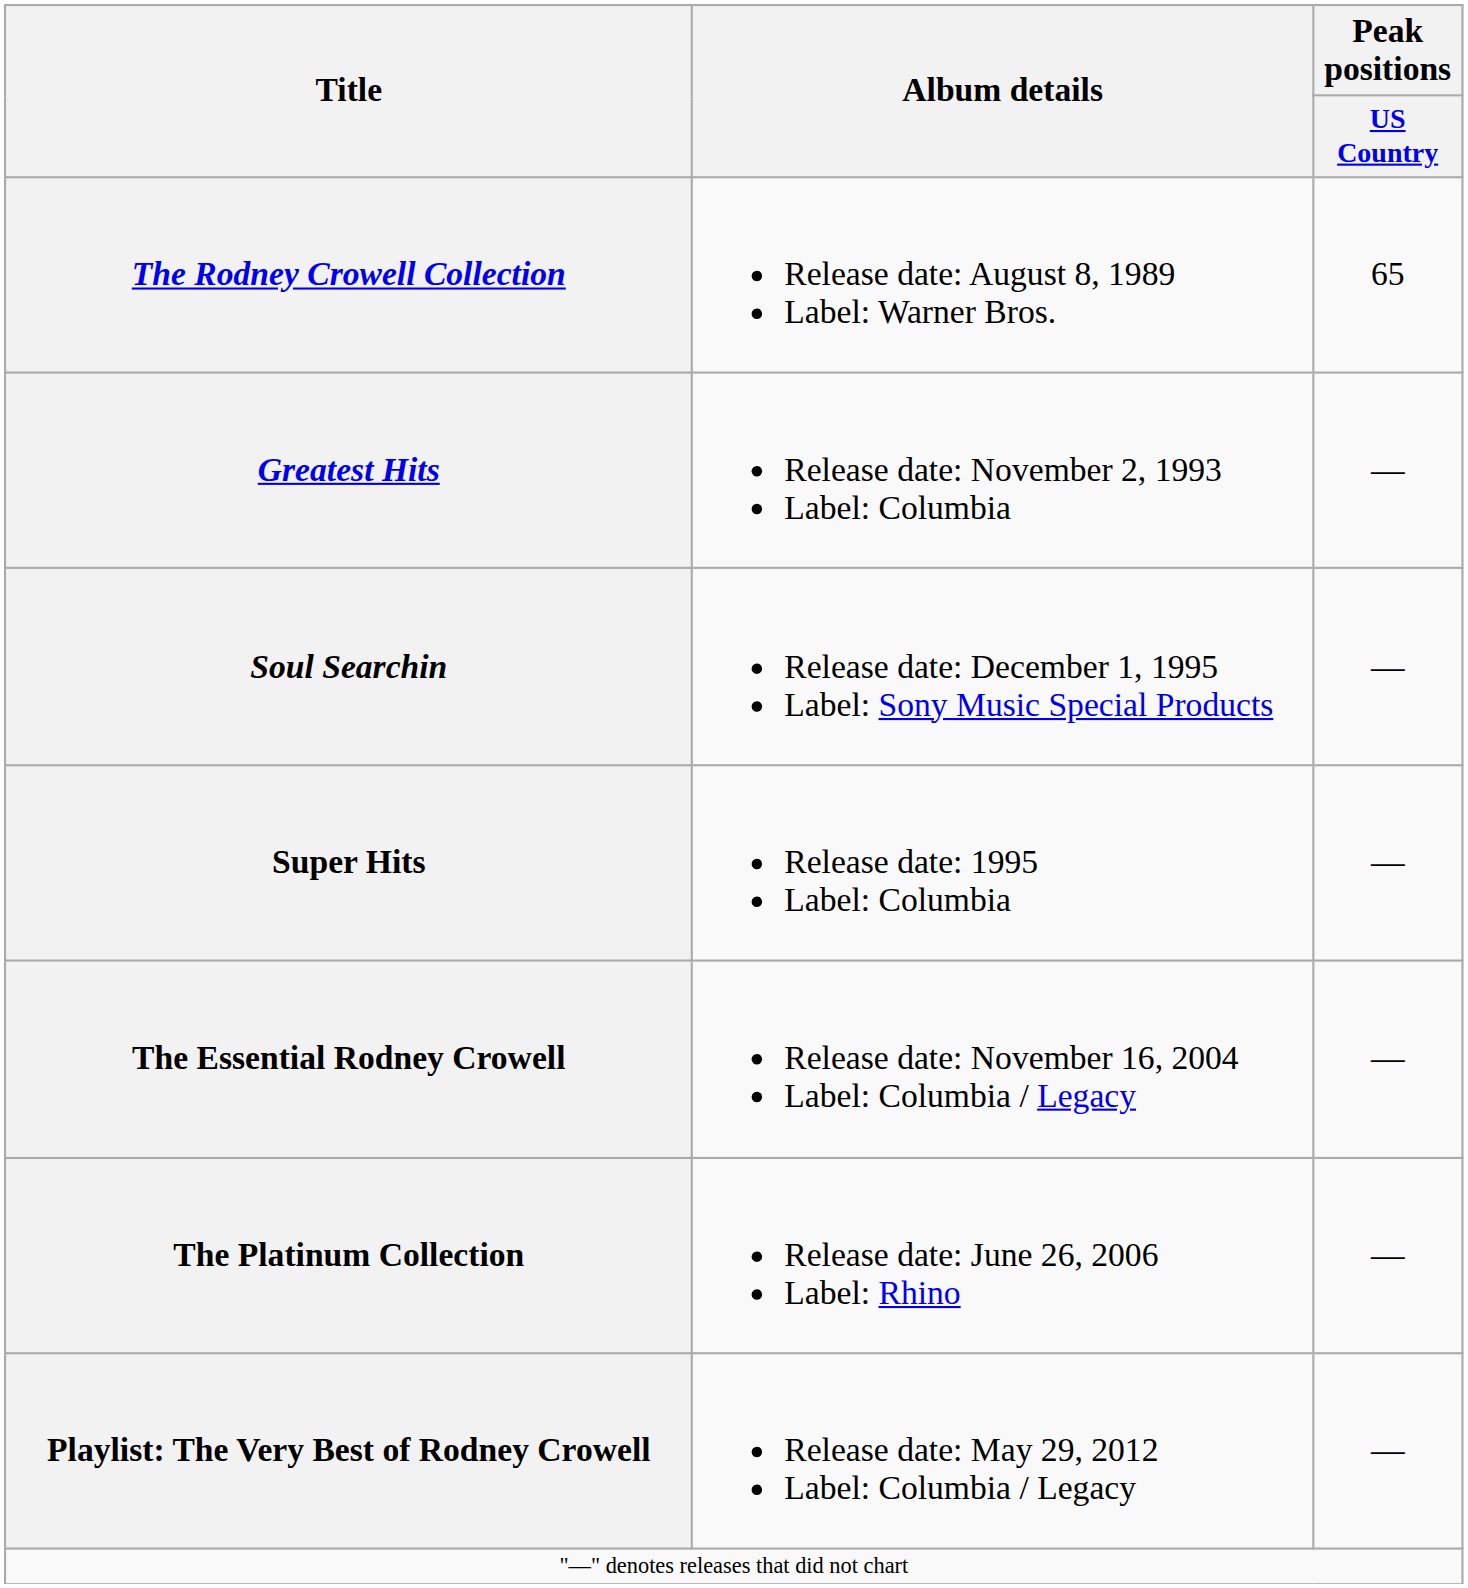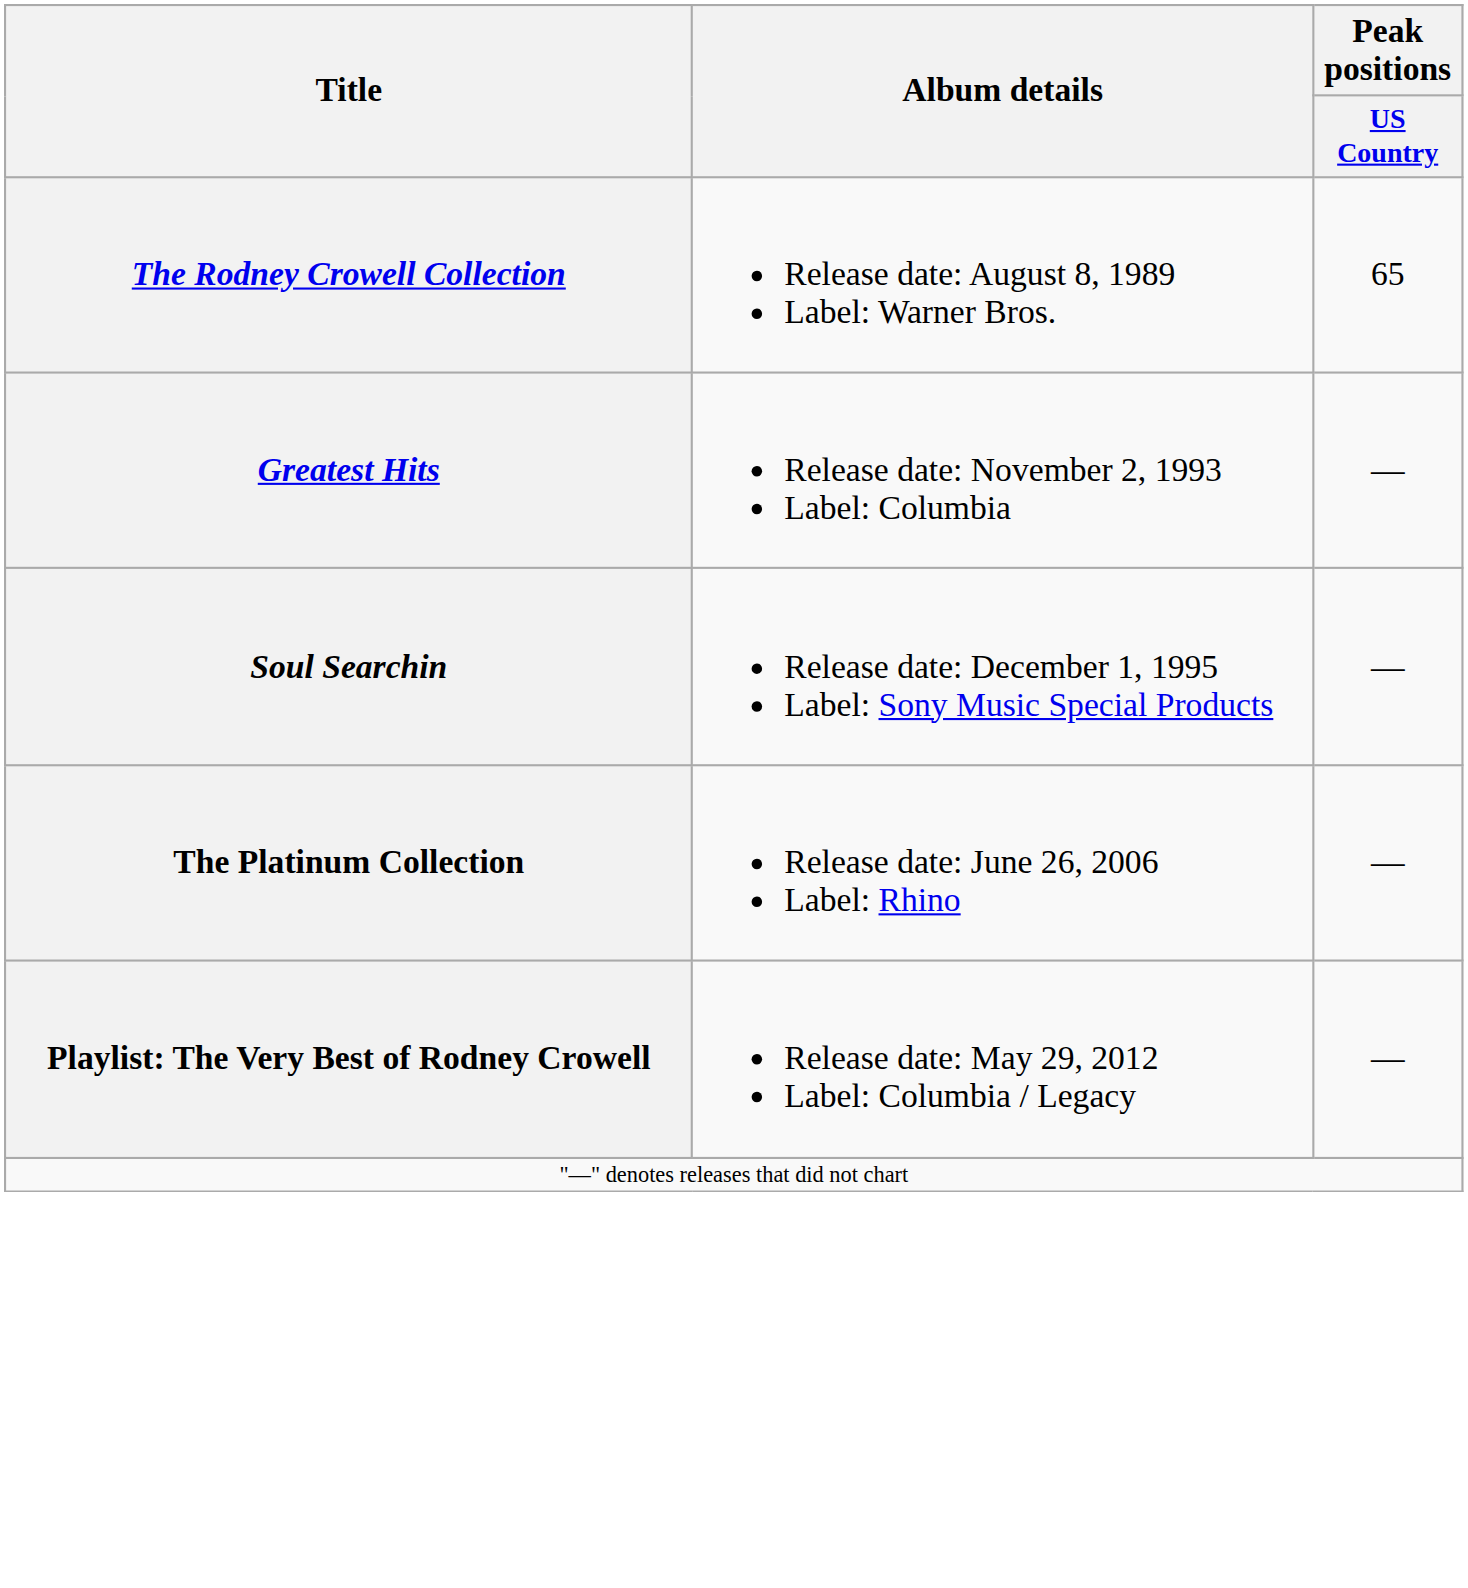- row: (349, 862)
- row: (349, 1058)
